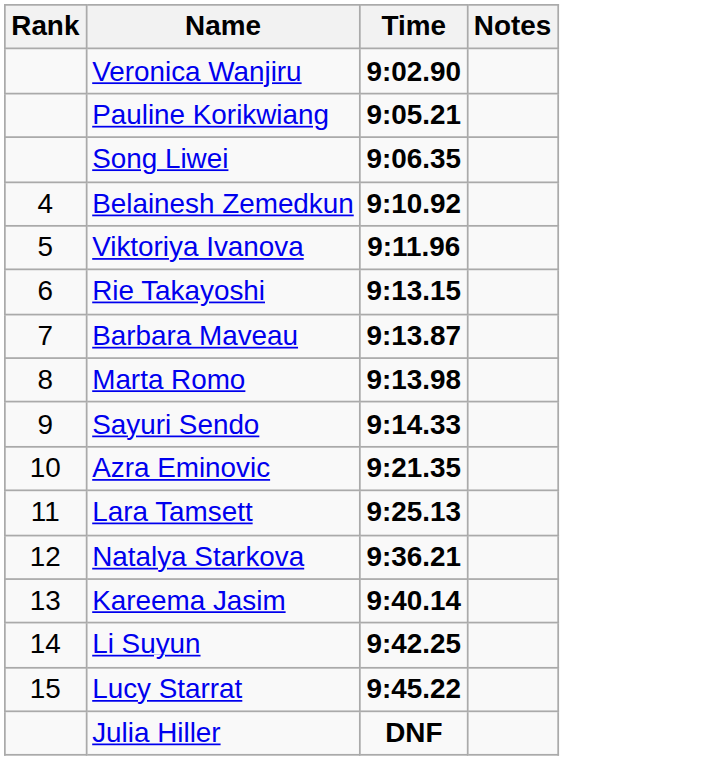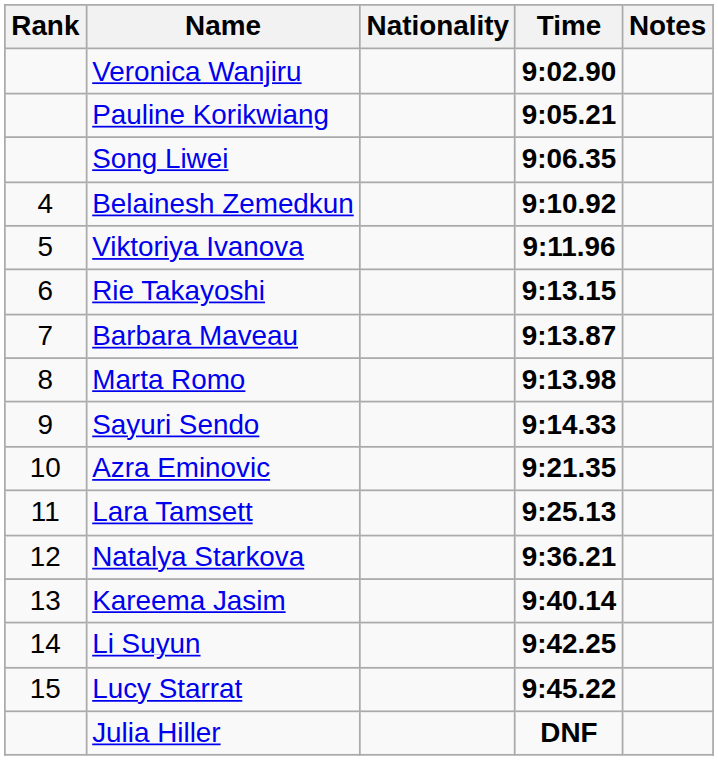+ column: (438, 26)
